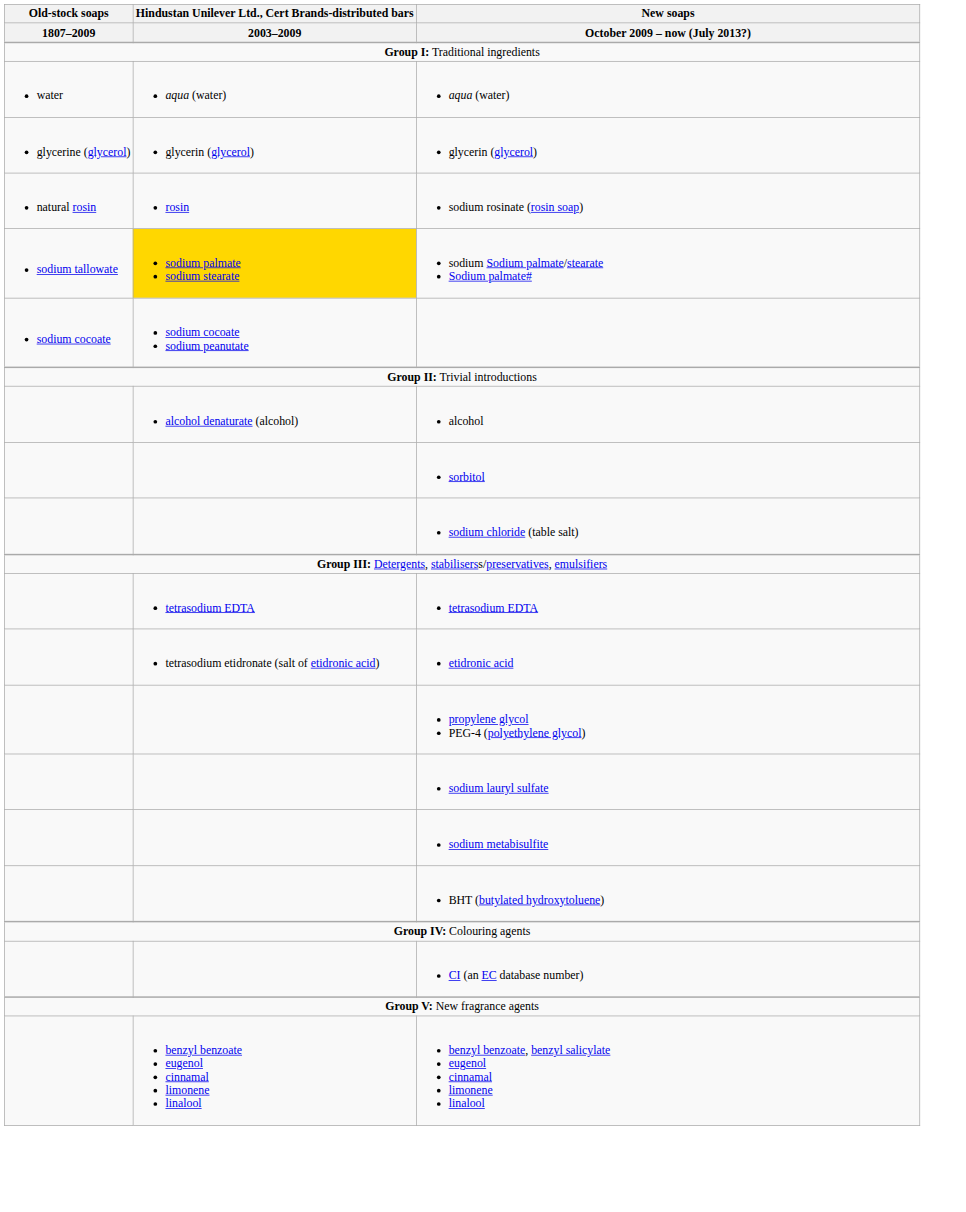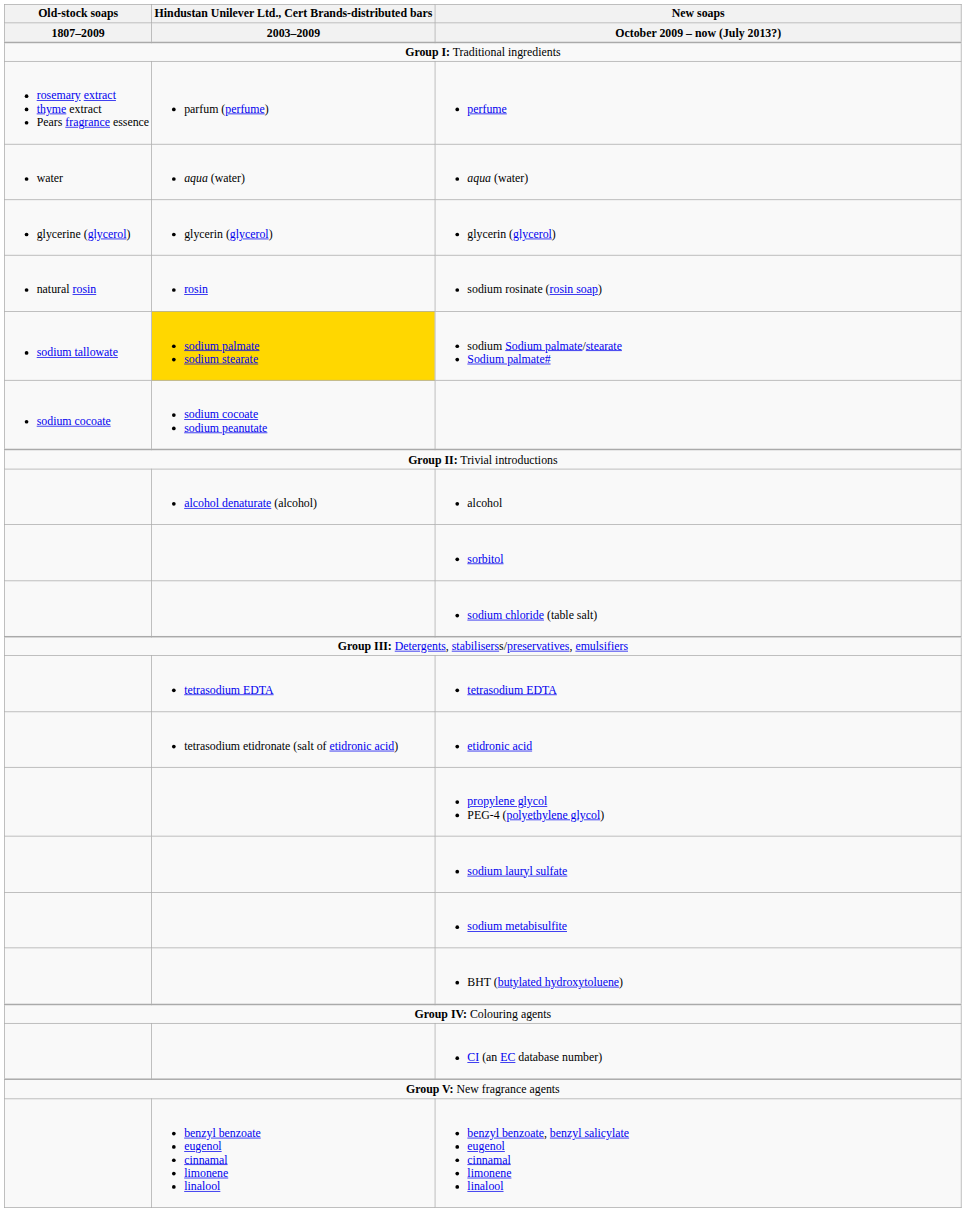+ row: (698, 109)
